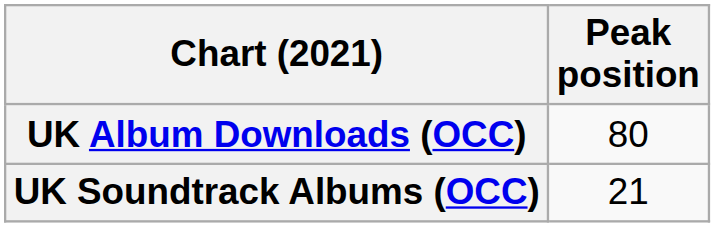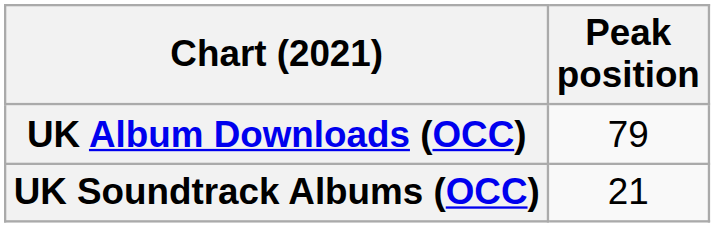(628, 133) 80 -> (628, 133) 79
